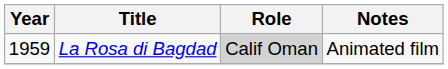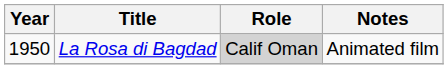(30, 48) 1959 -> (30, 48) 1950
